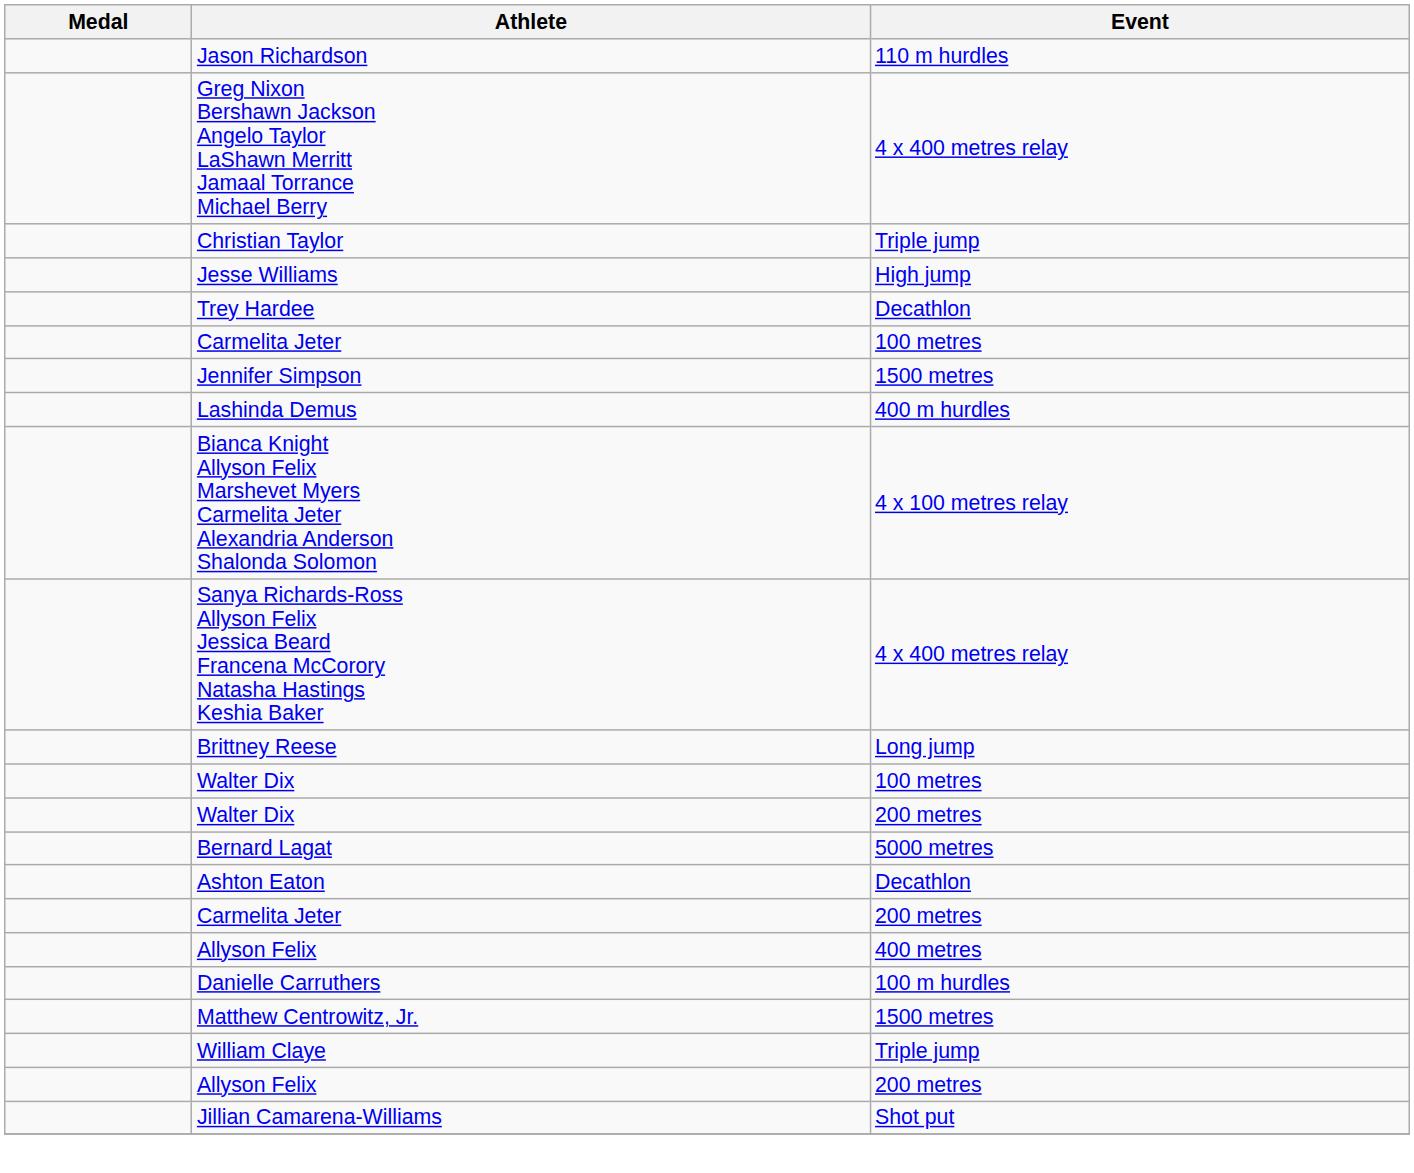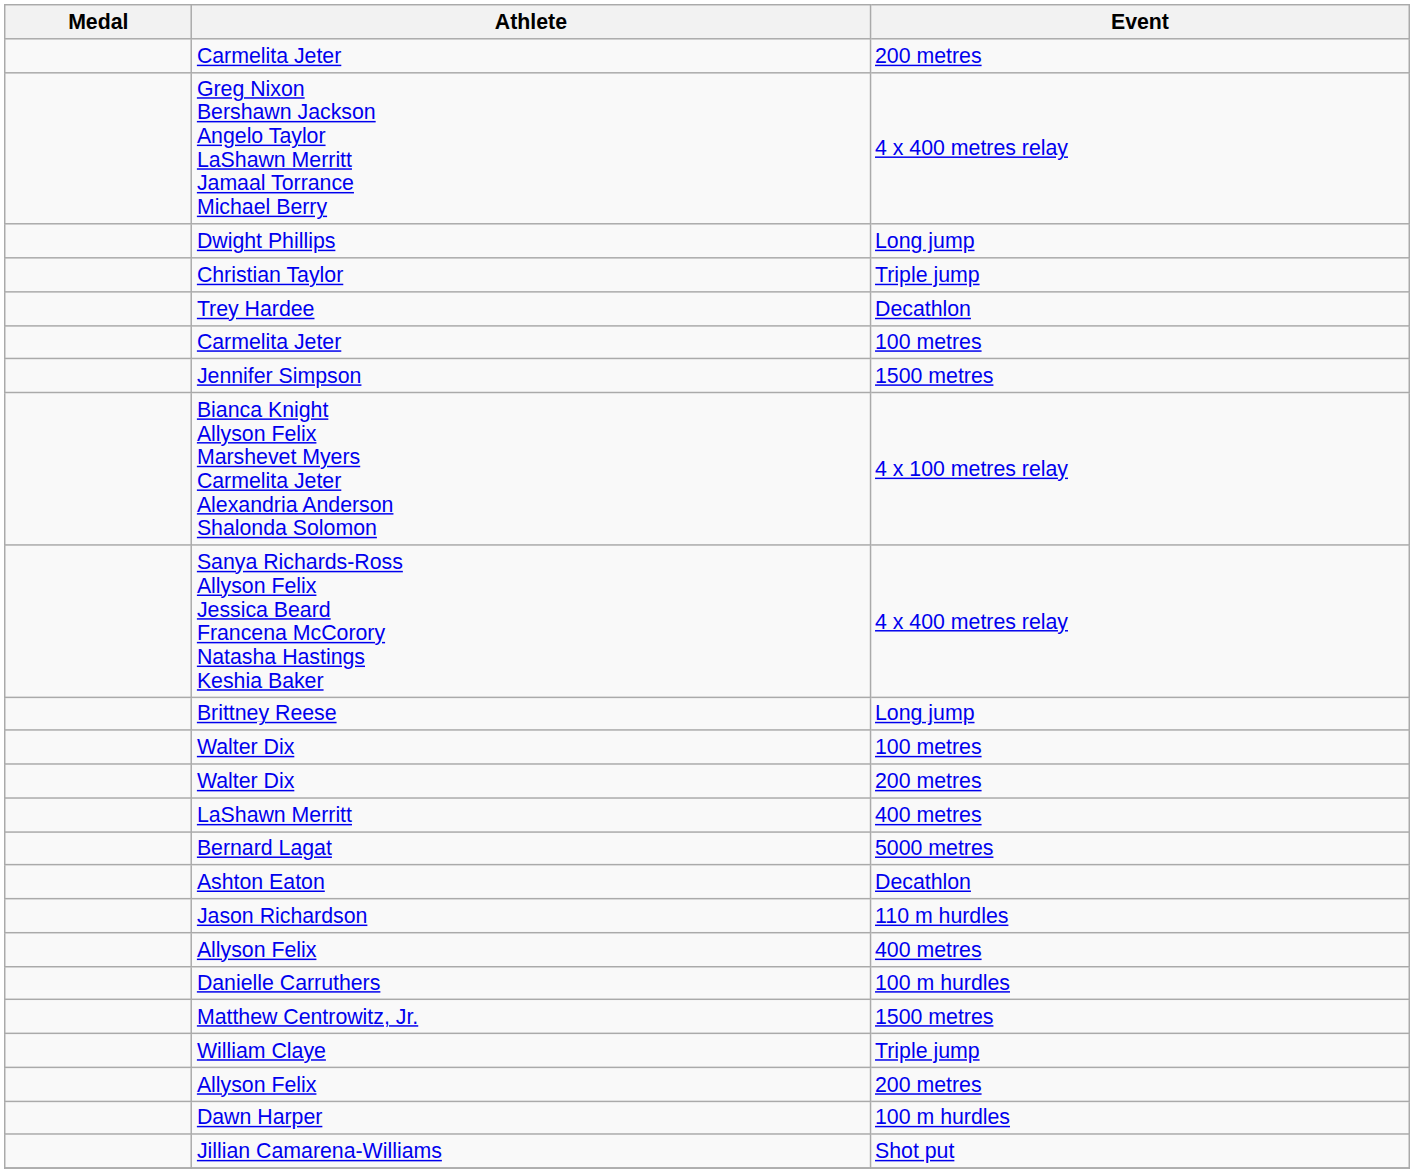rows swapped: (282, 56) <-> (269, 916)
+ row: (266, 241)
- row: (267, 275)
- row: (277, 410)
+ row: (274, 815)
+ row: (260, 1118)
